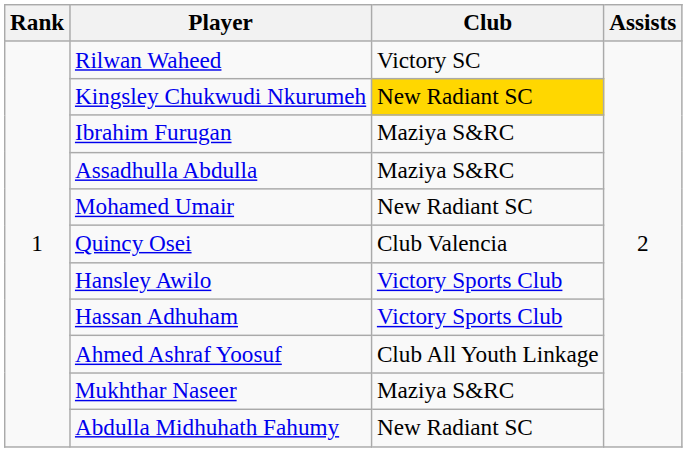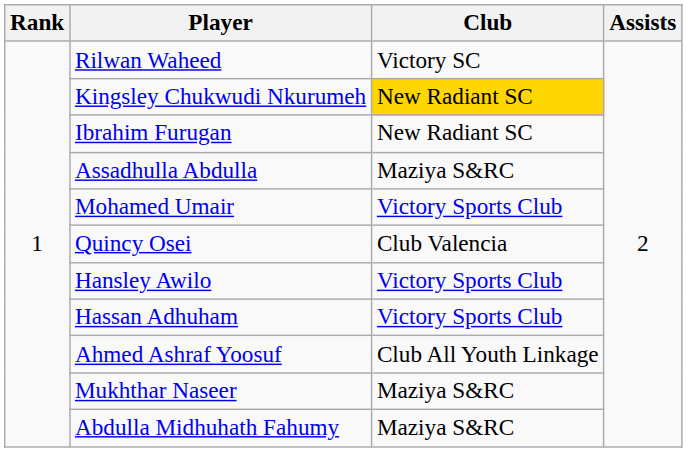(446, 133) Maziya S&RC -> (455, 133) New Radiant SC
(455, 206) New Radiant SC -> (470, 206) Victory Sports Club
(455, 427) New Radiant SC -> (446, 427) Maziya S&RC
